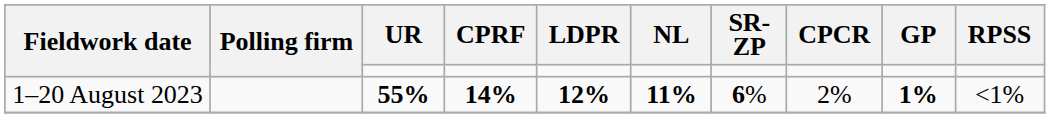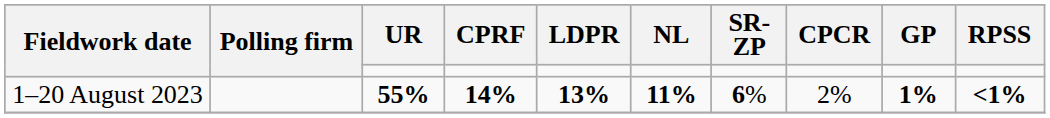(584, 94) 12% -> (584, 94) 13%
(1000, 94) normal -> (1000, 94) bold
